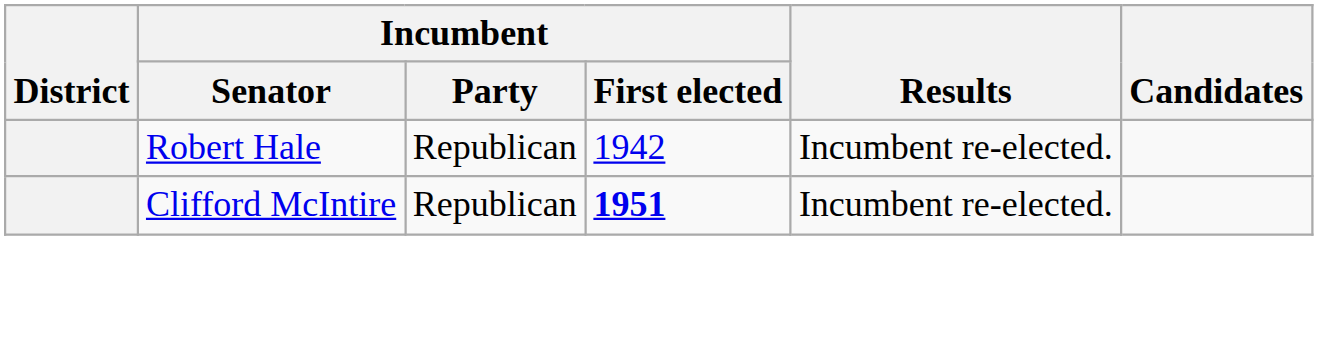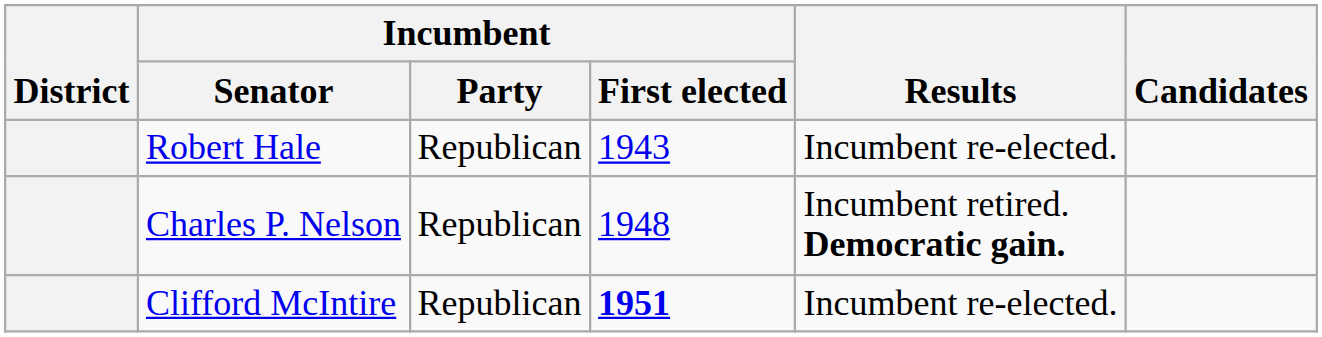(629, 147) 1942 -> (634, 147) 1943
+ row: (273, 224)
